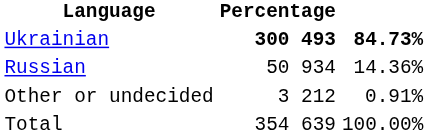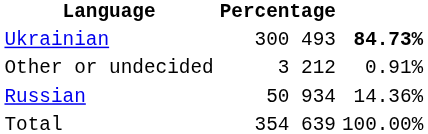(295, 40) bold -> (295, 40) normal
rows swapped: (45, 68) <-> (109, 97)
